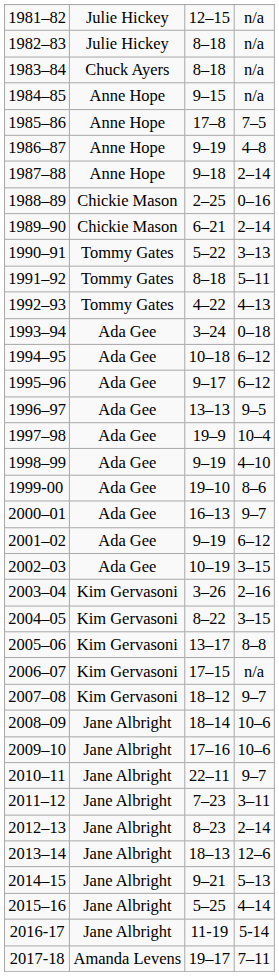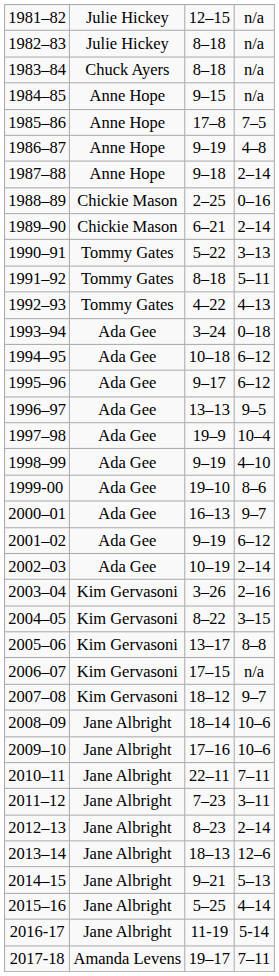(254, 566) 3–15 -> (254, 566) 2–14
(254, 775) 9–7 -> (254, 775) 7–11
